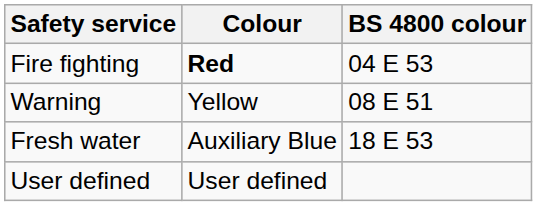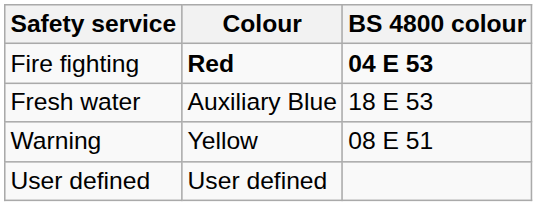(391, 63) normal -> (391, 63) bold
rows swapped: (56, 102) <-> (75, 141)
